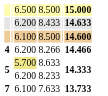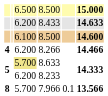- row: (7, 89)
+ row: (7, 89)
